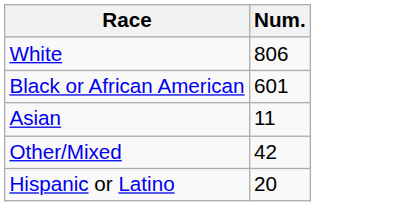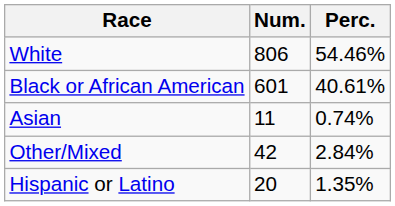+ column: (350, 20)
